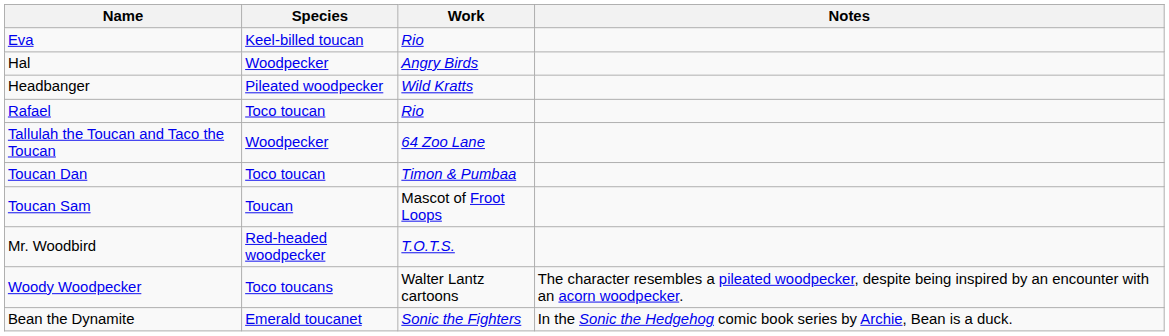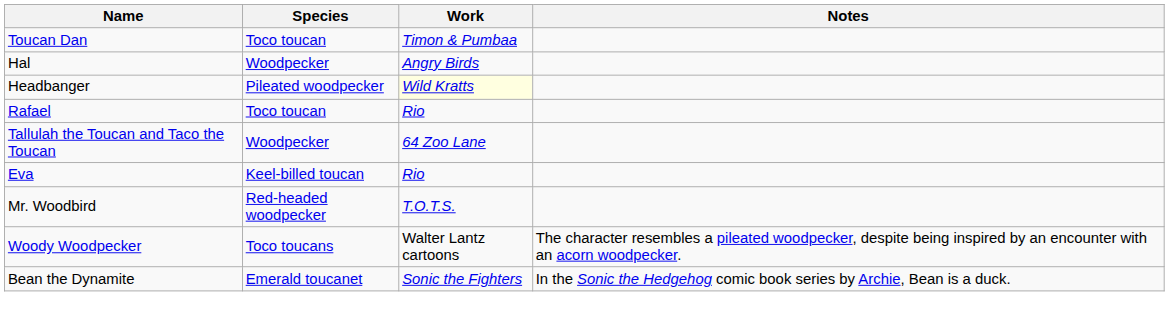rows swapped: (21, 39) <-> (48, 174)
(437, 87) no background -> (438, 87) lightyellow background
- row: (49, 206)
